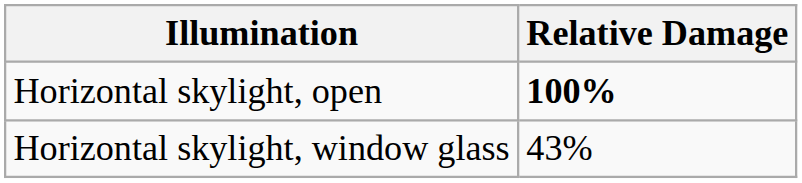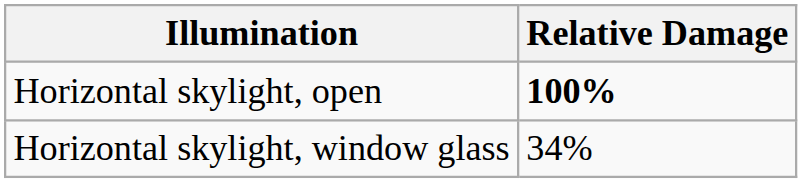(559, 147) 43% -> (559, 147) 34%
